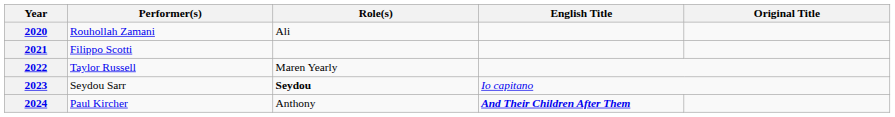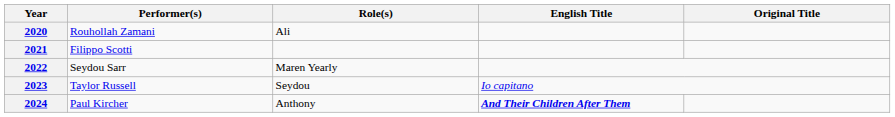(103, 67) Taylor Russell -> (98, 67) Seydou Sarr
(98, 85) Seydou Sarr -> (103, 85) Taylor Russell
(293, 85) bold -> (293, 85) normal
